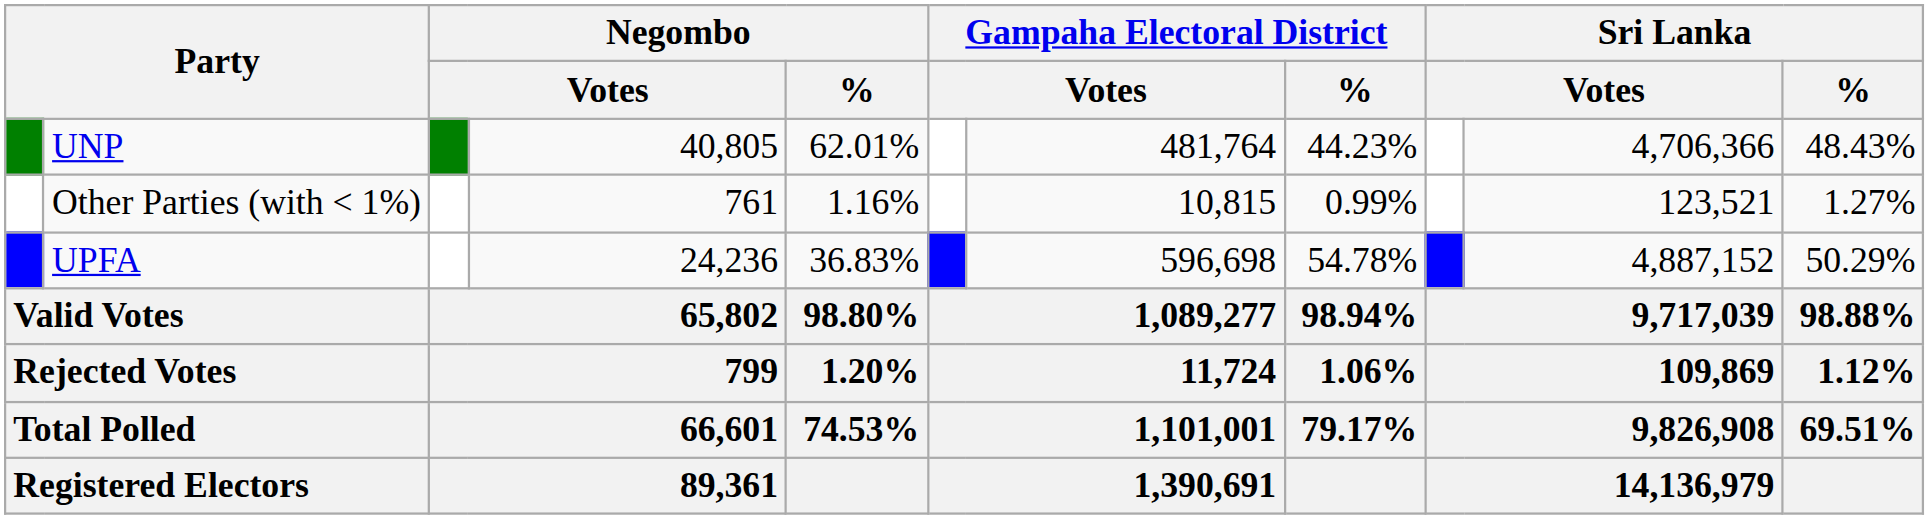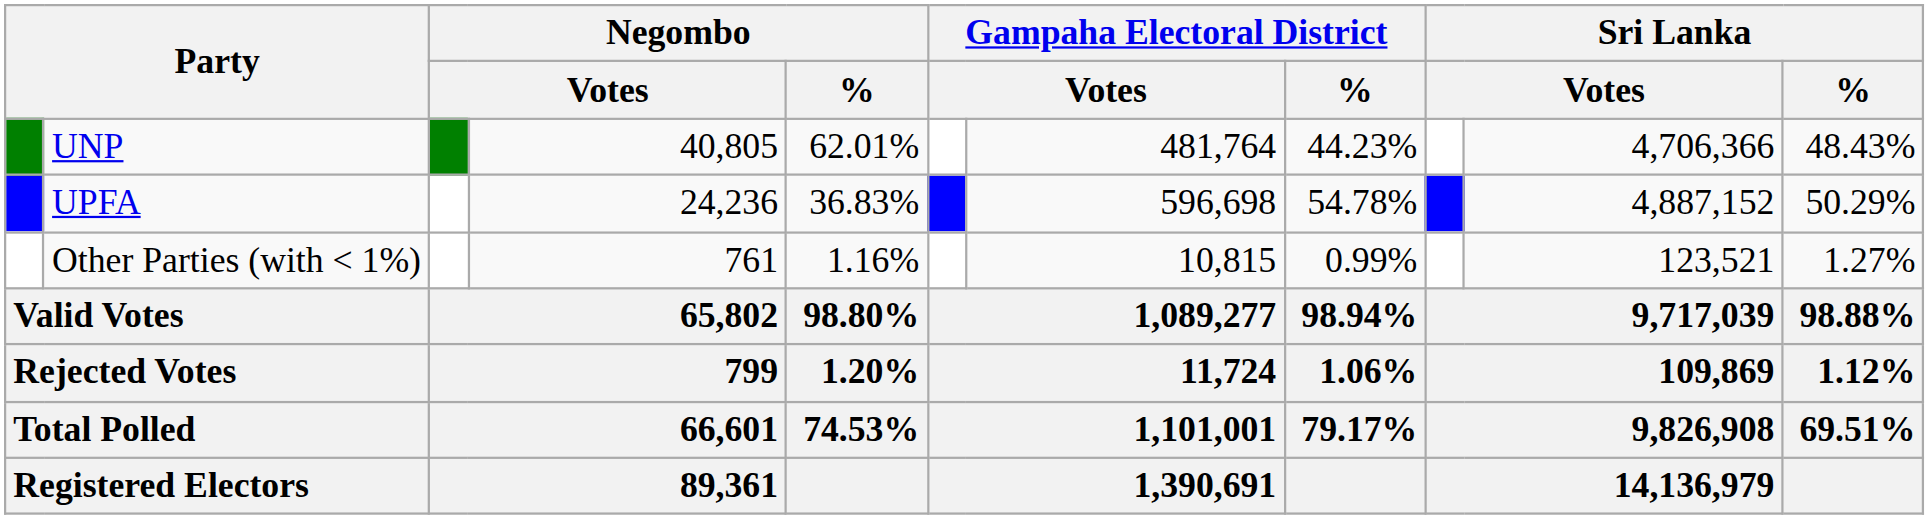rows swapped: (96, 259) <-> (237, 202)
